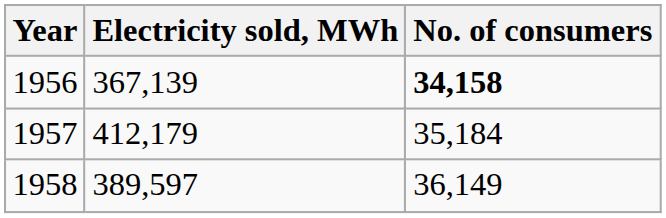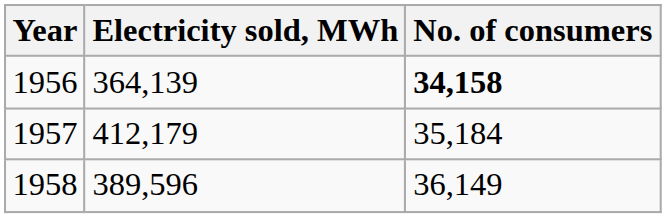(145, 81) 367,139 -> (145, 81) 364,139
(145, 184) 389,597 -> (145, 184) 389,596
